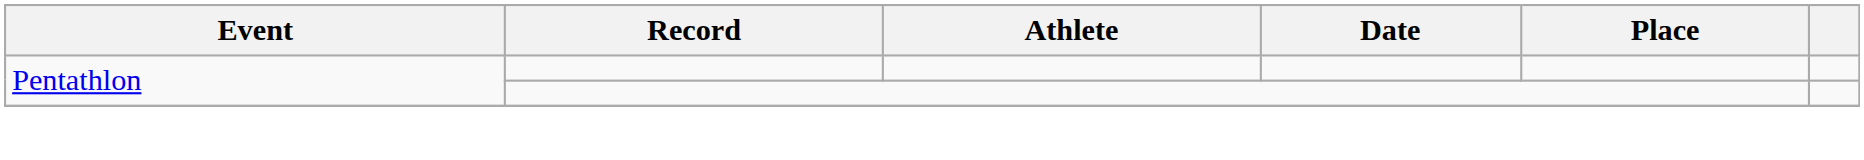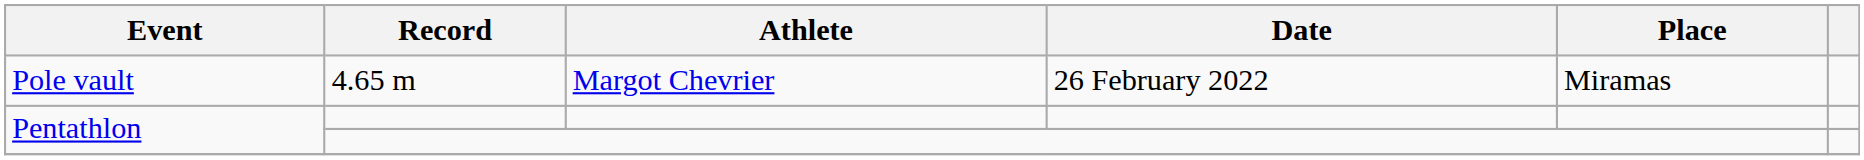+ row: (73, 79)
